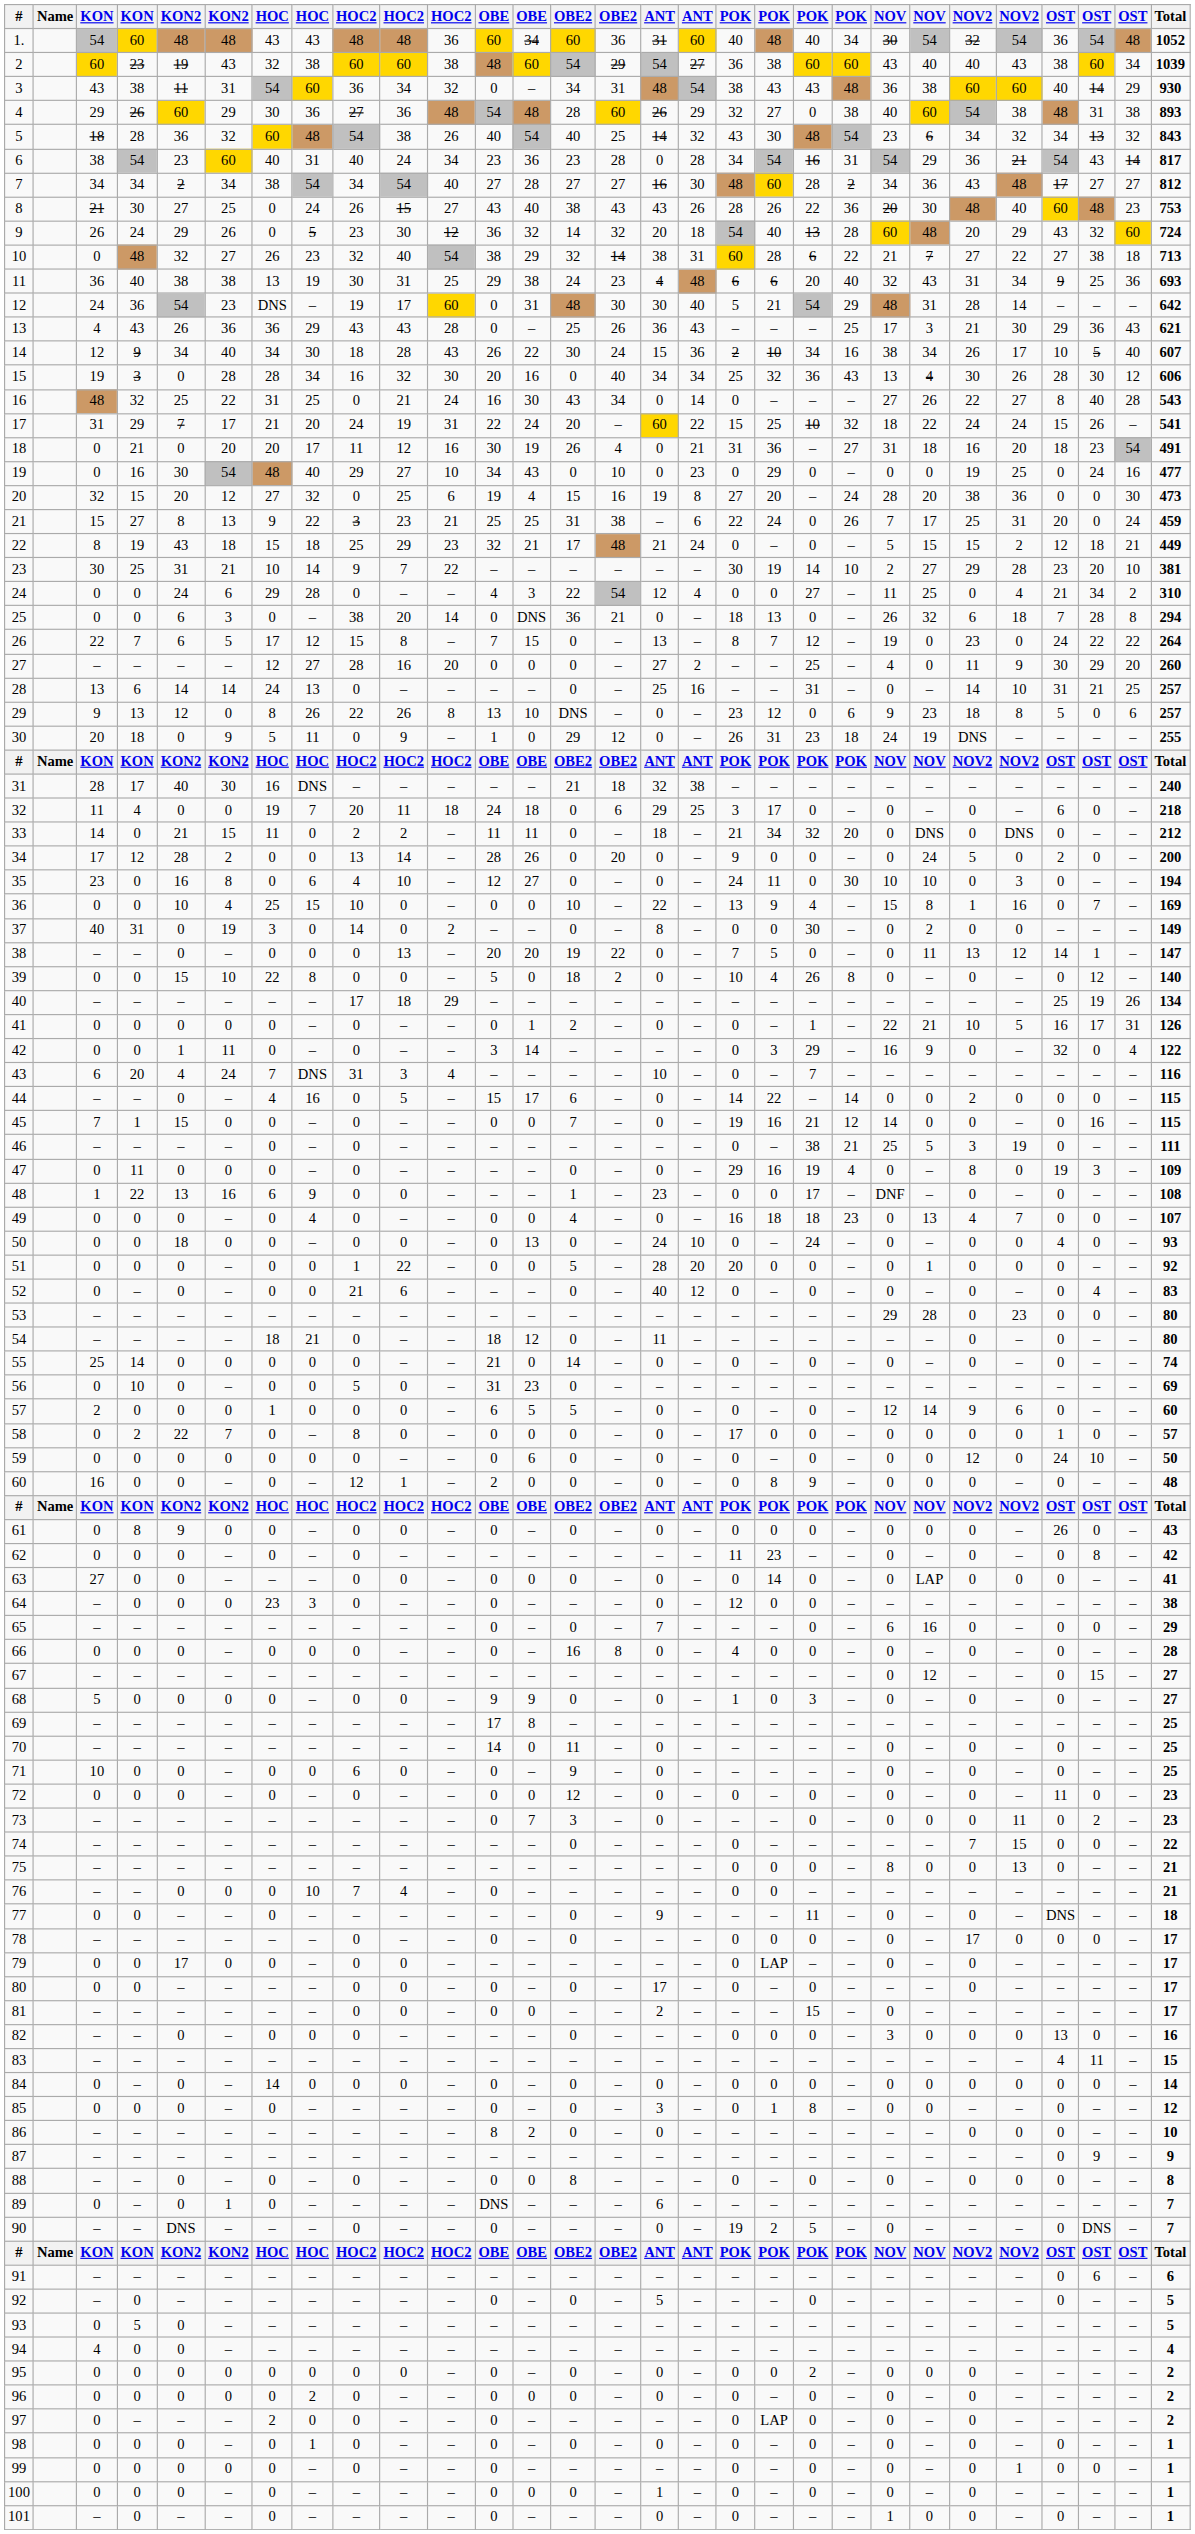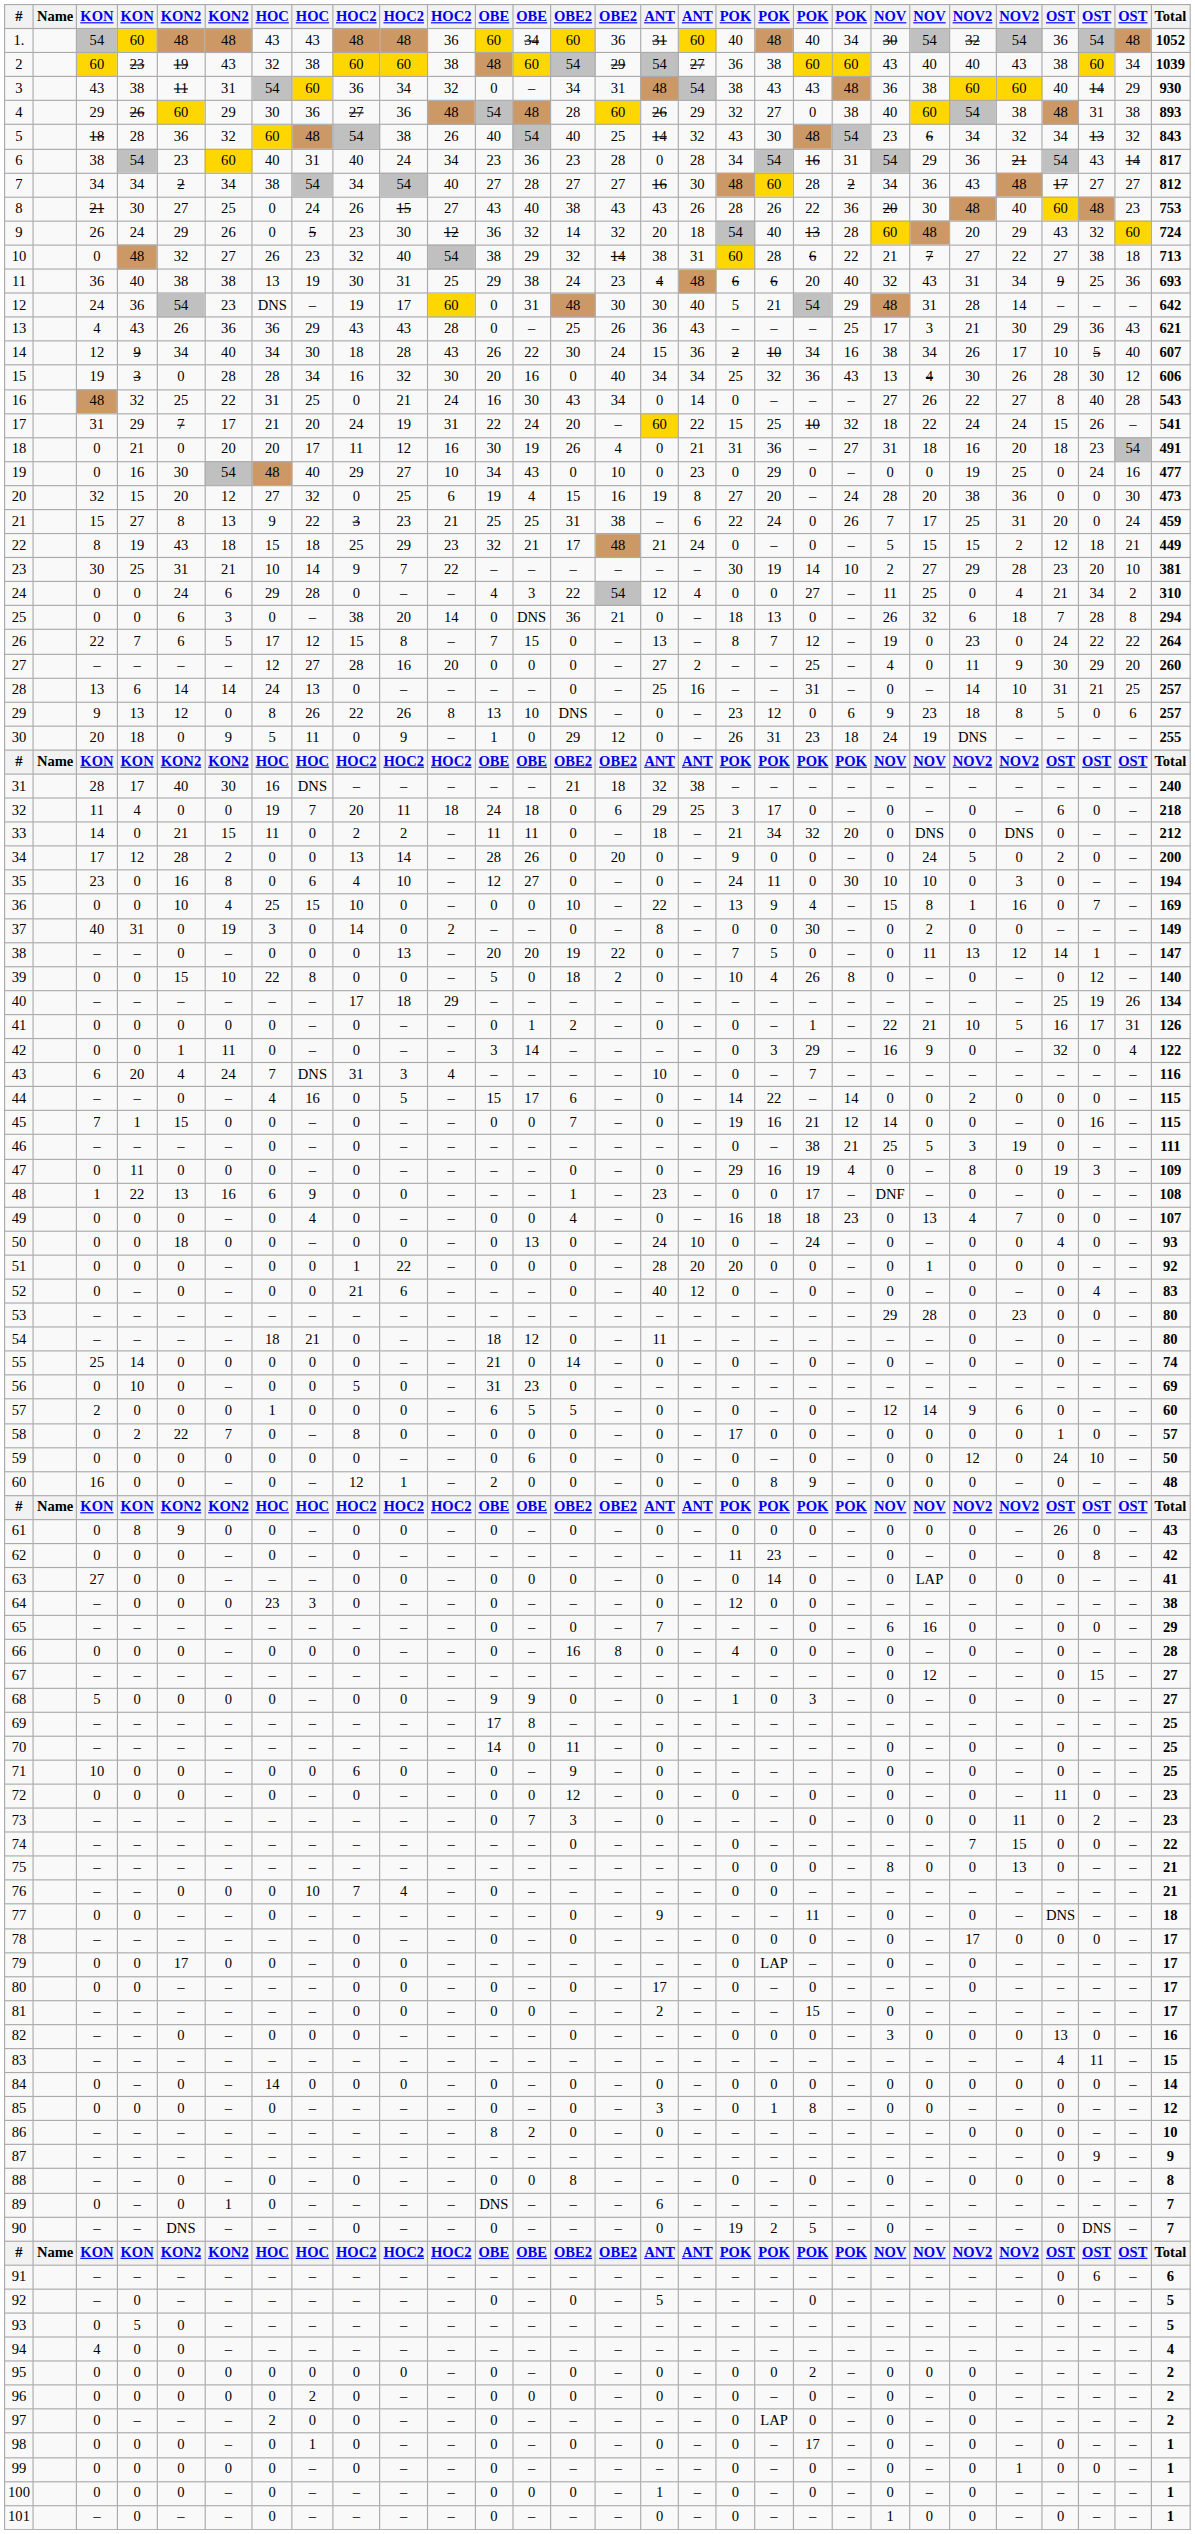(573, 1266) 5 -> (573, 1266) 0
(813, 2445) 0 -> (813, 2445) 17
